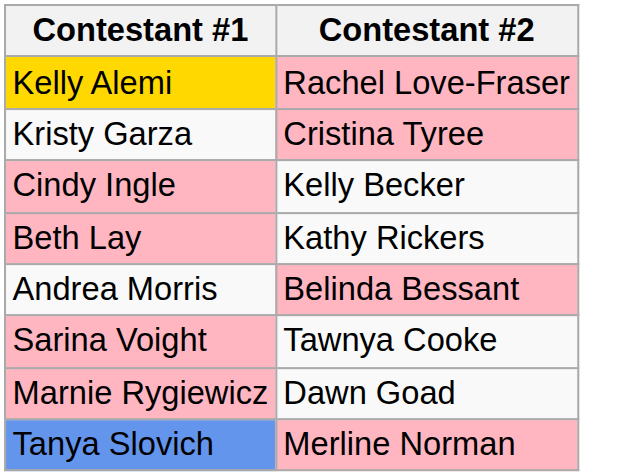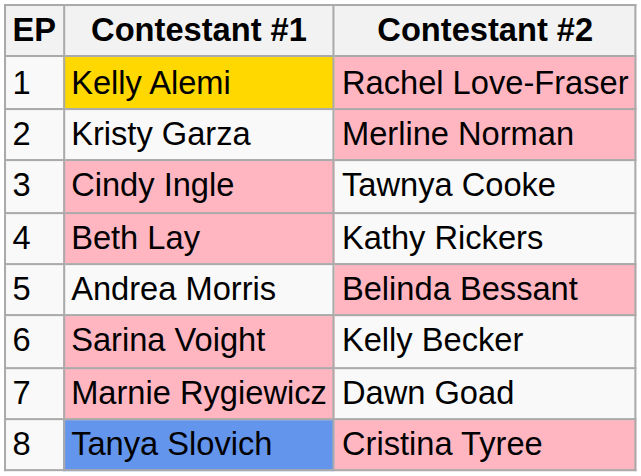+ column: (34, 30)
(384, 133) Cristina Tyree -> (458, 133) Merline Norman
(374, 185) Kelly Becker -> (449, 185) Tawnya Cooke
(390, 340) Tawnya Cooke -> (433, 340) Kelly Becker
(399, 444) Merline Norman -> (442, 444) Cristina Tyree
